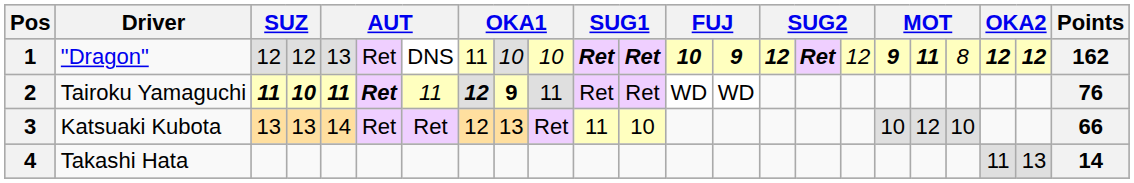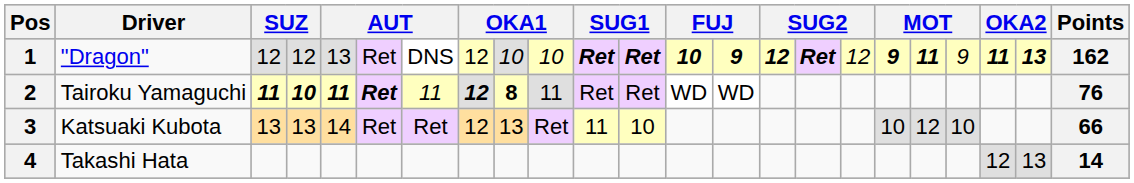(476, 56) 11 -> (476, 56) 12
(963, 56) 8 -> (963, 56) 9
(998, 56) 12 -> (998, 56) 11
(1034, 56) 12 -> (1034, 56) 13
(511, 91) 9 -> (511, 91) 8
(998, 161) 11 -> (998, 161) 12
